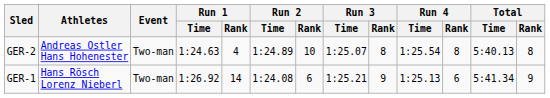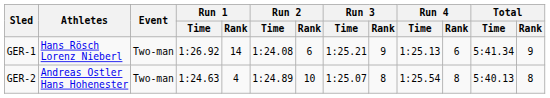rows swapped: (21, 79) <-> (21, 51)
